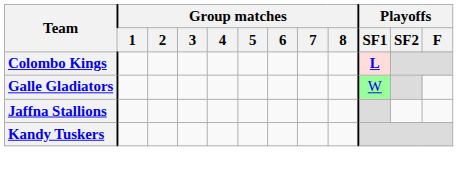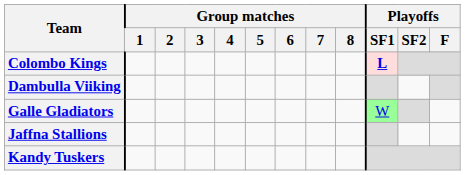+ row: (64, 87)
